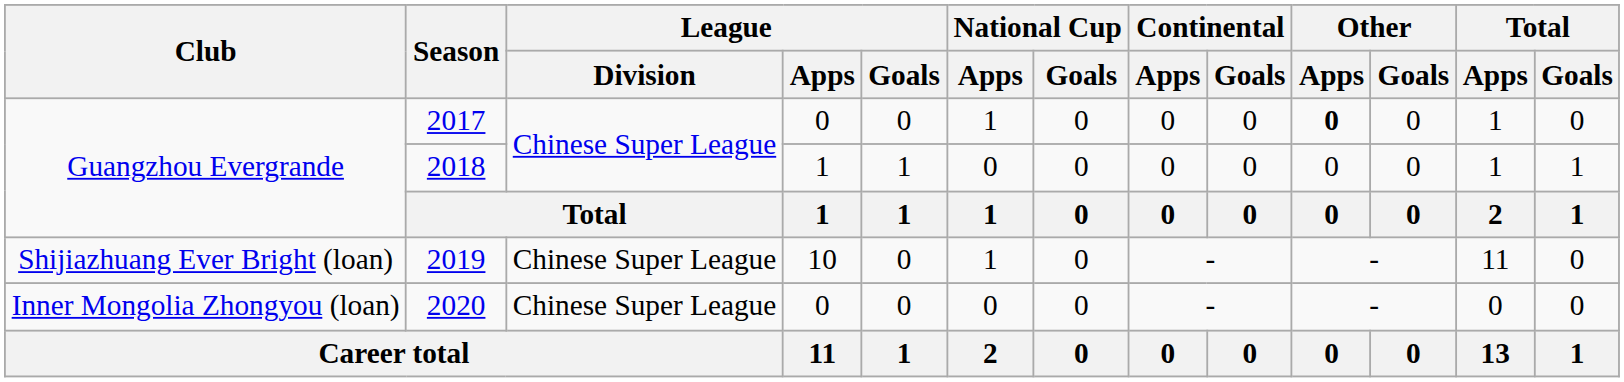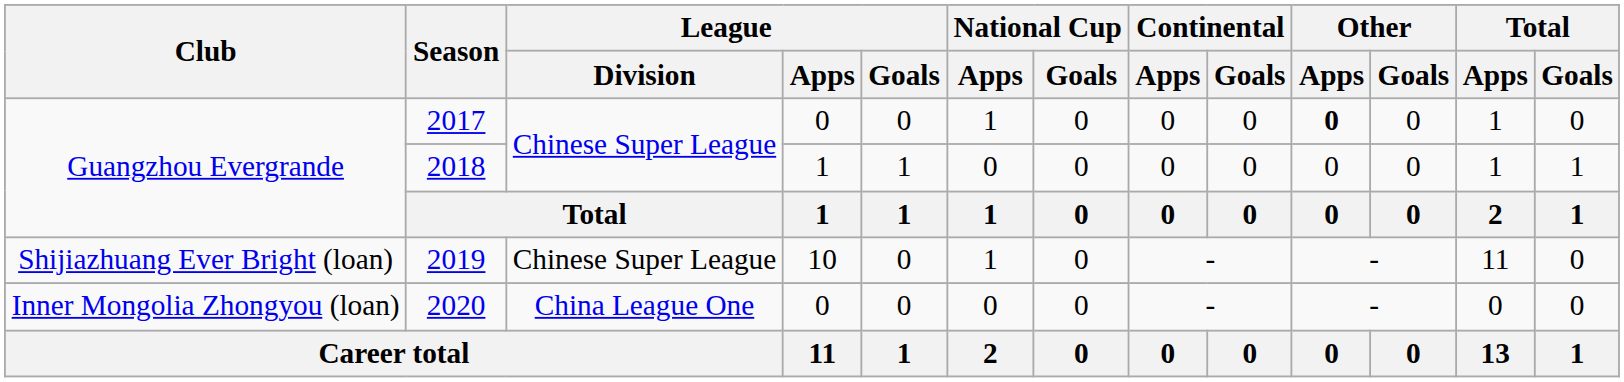(644, 306) Chinese Super League -> (644, 306) China League One
